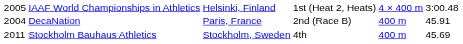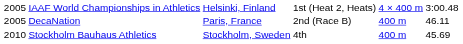(15, 21) 2004 -> (15, 21) 2005
(438, 21) 45.91 -> (438, 21) 46.11
(15, 34) 2011 -> (15, 34) 2010
